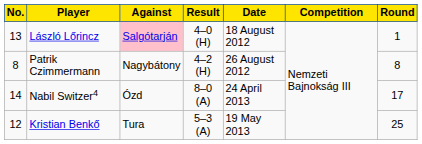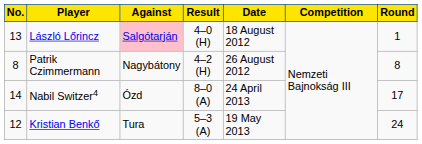(397, 124) 25 -> (397, 124) 24
